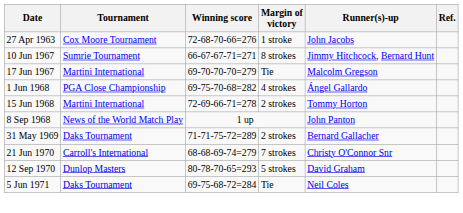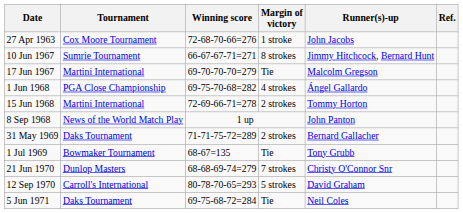+ row: (27, 152)
(106, 152) Carroll's International -> (94, 168) Dunlop Masters
(94, 168) Dunlop Masters -> (106, 184) Carroll's International
